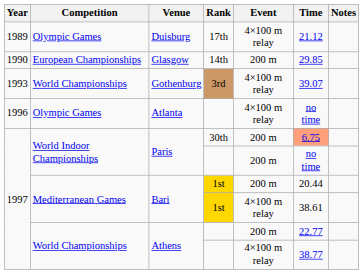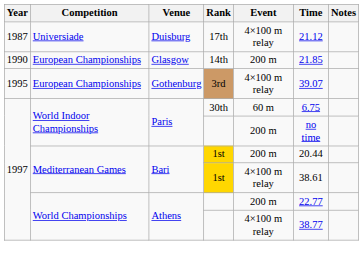(17, 37) 1989 -> (17, 37) 1987
(67, 37) Olympic Games -> (58, 37) Universiade
(311, 60) 29.85 -> (311, 60) 21.85
(17, 84) 1993 -> (17, 84) 1995
(80, 84) World Championships -> (87, 84) European Championships
- row: (167, 113)
(263, 137) 200 m -> (263, 107) 60 m
(311, 137) lightsalmon background -> (311, 107) no background
